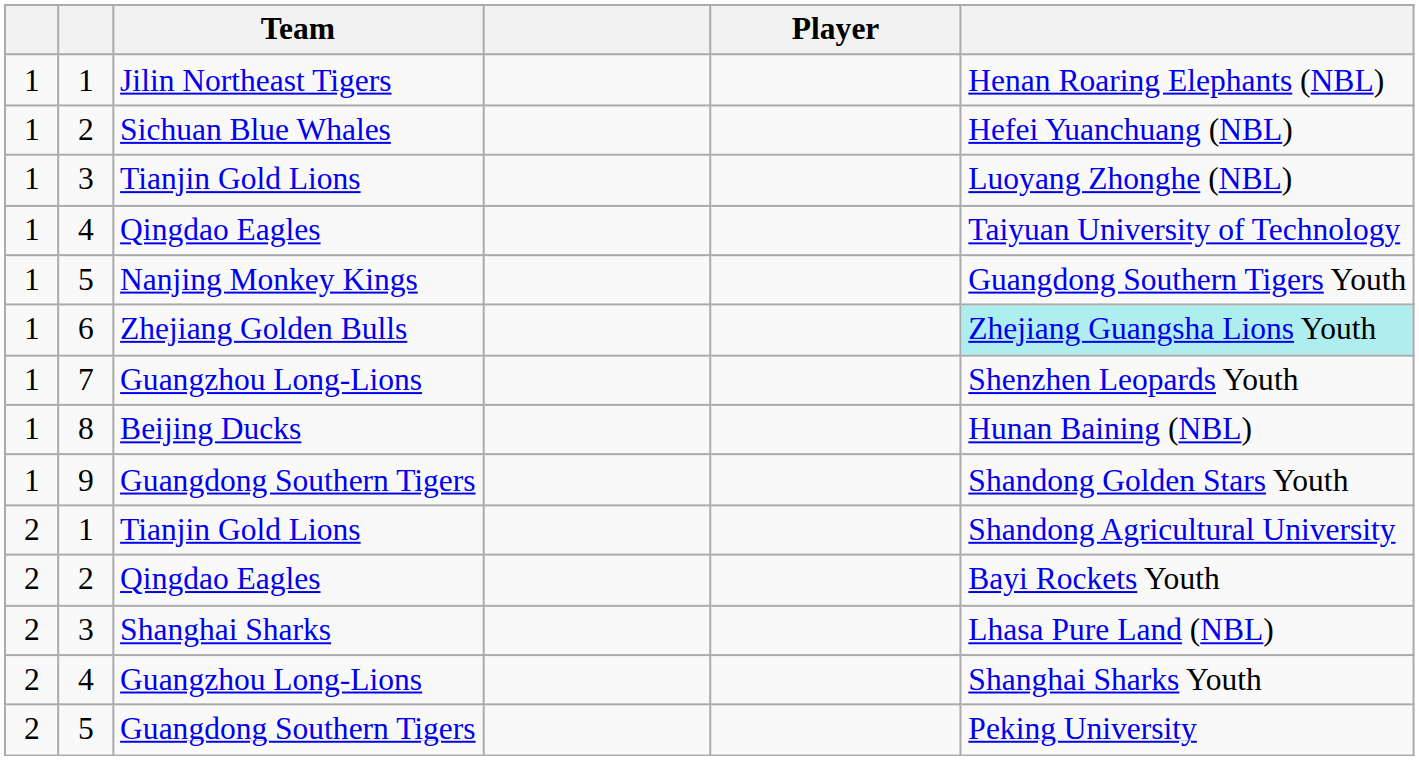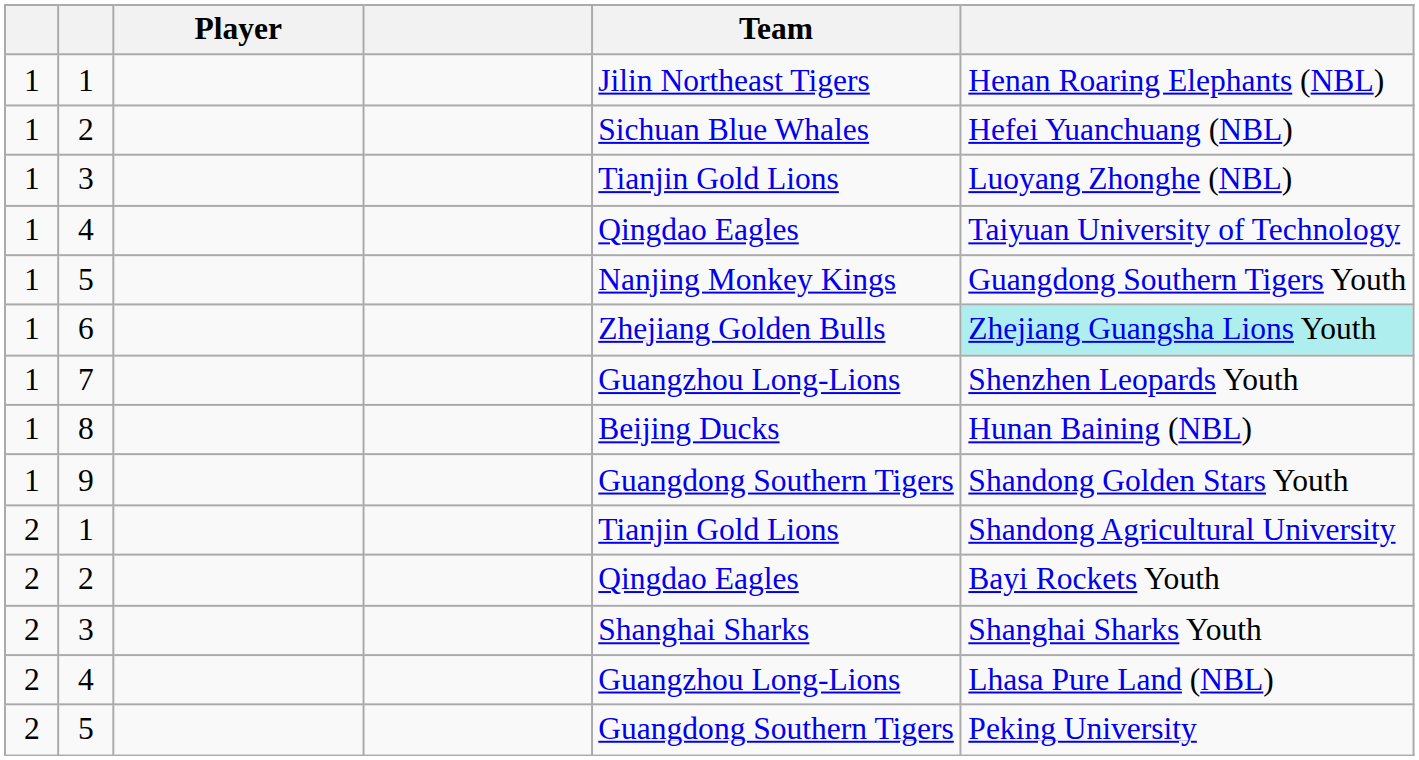columns swapped: (836, 29) <-> (298, 29)
(1121, 629) Lhasa Pure Land (NBL) -> (1115, 629) Shanghai Sharks Youth
(1115, 679) Shanghai Sharks Youth -> (1121, 679) Lhasa Pure Land (NBL)
